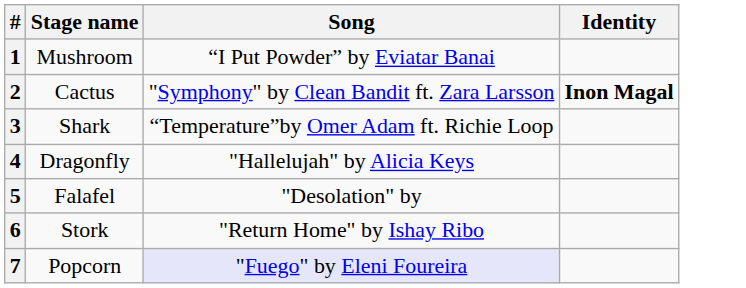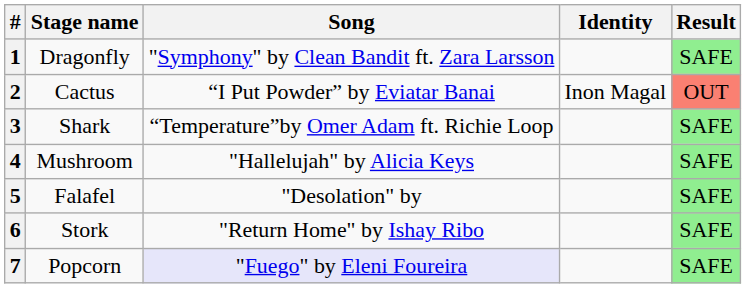+ column: (706, 21)
(85, 56) Mushroom -> (85, 56) Dragonfly
(352, 56) “I Put Powder” by Eviatar Banai -> (352, 56) "Symphony" by Clean Bandit ft. Zara Larsson
(352, 91) "Symphony" by Clean Bandit ft. Zara Larsson -> (352, 91) “I Put Powder” by Eviatar Banai
(619, 91) bold -> (615, 91) normal
(85, 160) Dragonfly -> (85, 160) Mushroom
